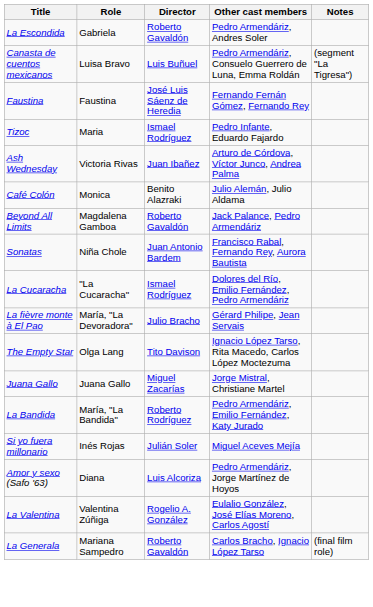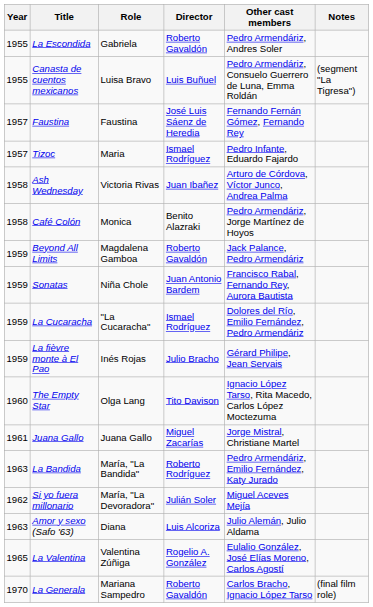+ column: (17, 17)
(252, 195) Julio Alemán, Julio Aldama -> (266, 222) Pedro Armendáriz, Jorge Martínez de Hoyos
(106, 320) María, "La Devoradora" -> (123, 358) Inés Rojas
(102, 446) Inés Rojas -> (127, 500) María, "La Devoradora"
(252, 478) Pedro Armendáriz, Jorge Martínez de Hoyos -> (266, 526) Julio Alemán, Julio Aldama
